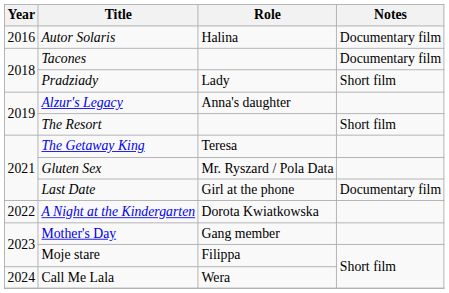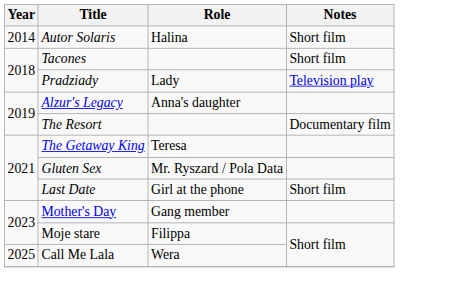(21, 37) 2016 -> (21, 37) 2014
(391, 37) Documentary film -> (318, 37) Short film
(391, 59) Documentary film -> (318, 59) Short film
(368, 80) Short film -> (332, 80) Television play
(368, 124) Short film -> (340, 124) Documentary film
(391, 189) Documentary film -> (318, 189) Short film
- row: (118, 211)
(21, 277) 2024 -> (21, 255) 2025
